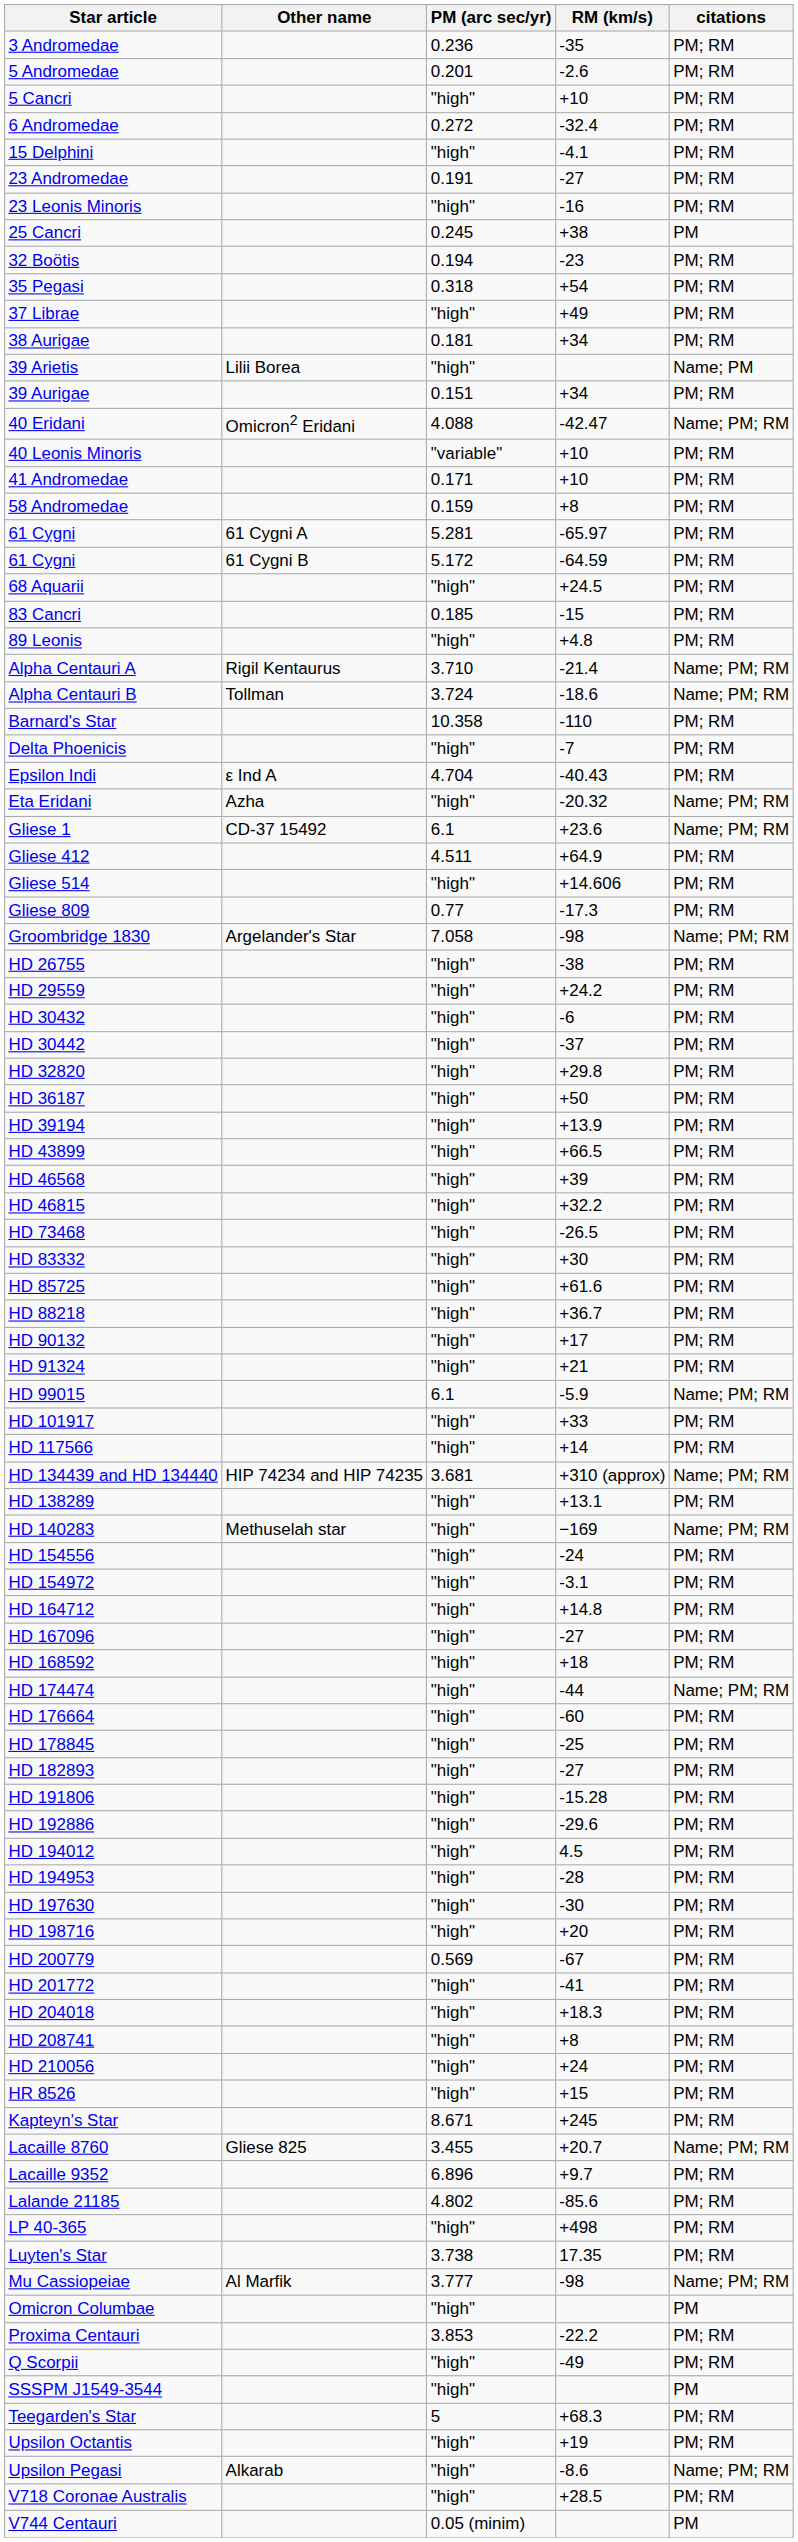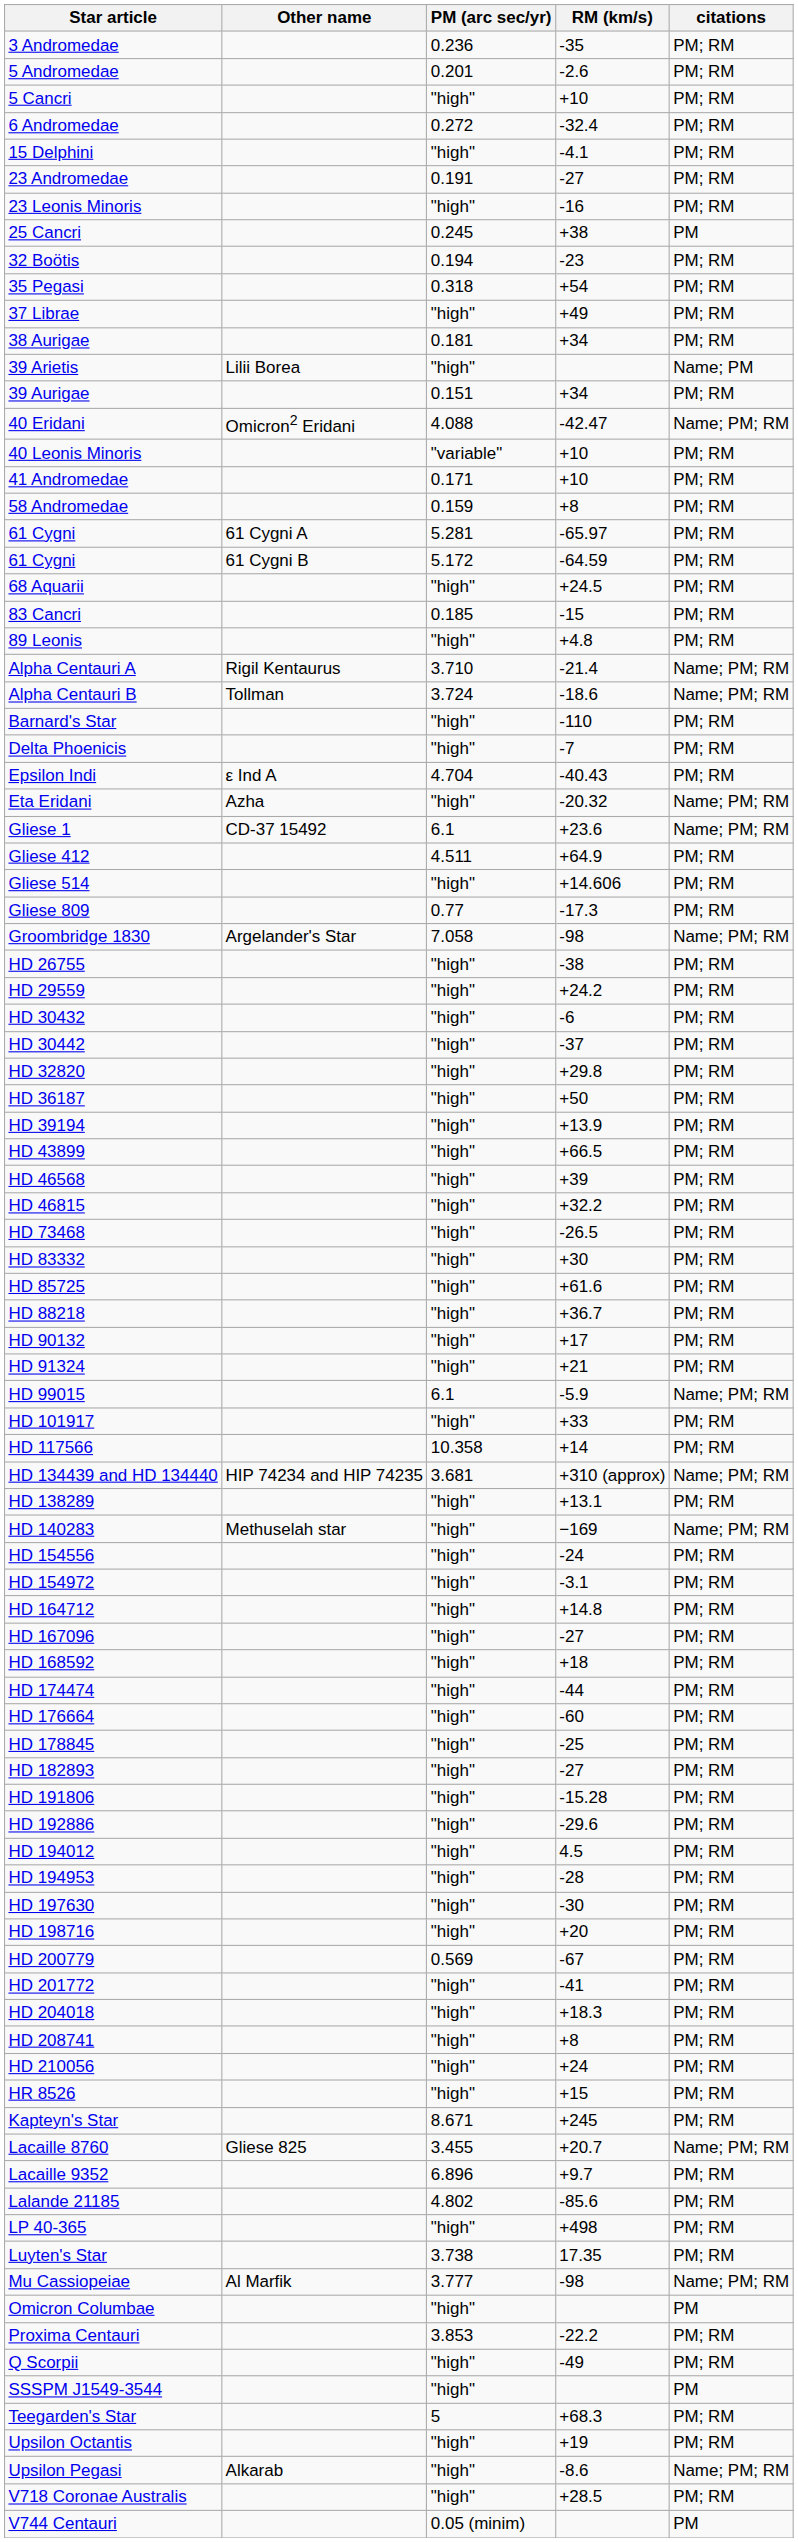(457, 721) 10.358 -> (453, 721) "high"
(453, 1448) "high" -> (457, 1448) 10.358
(731, 1690) Name; PM; RM -> (704, 1690) PM; RM
